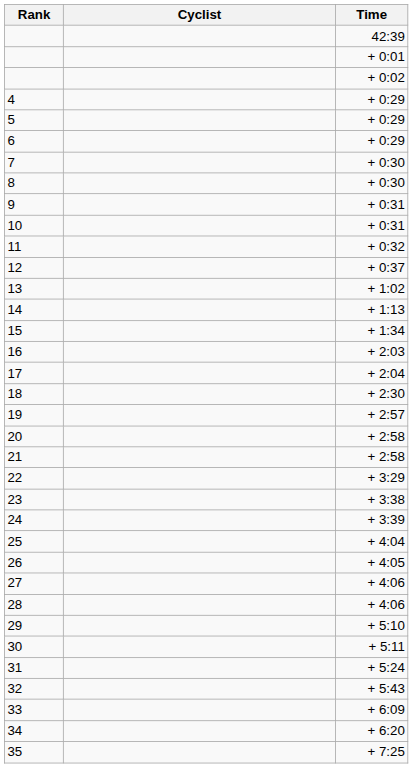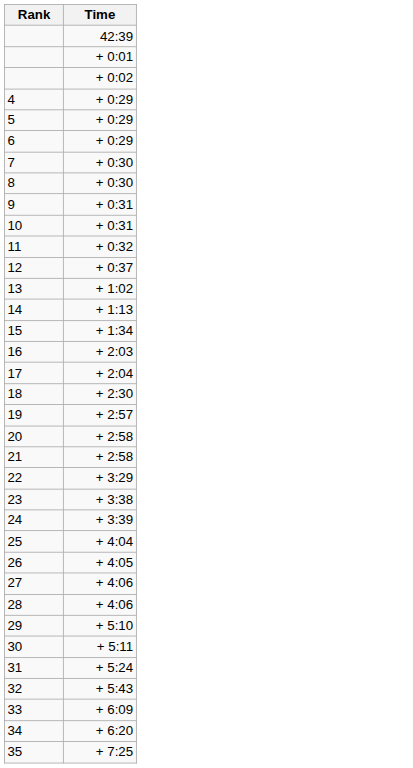- column: (200, 15)
